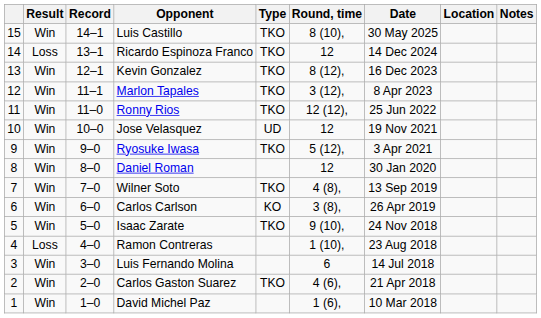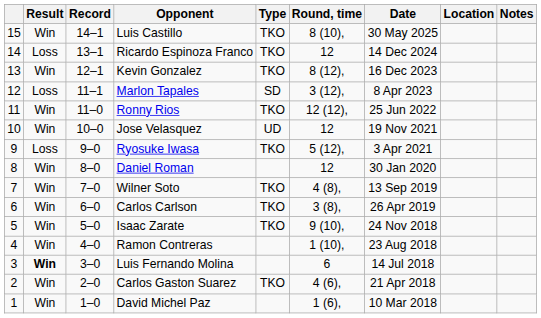(45, 91) Win -> (45, 91) Loss
(272, 91) TKO -> (272, 91) SD
(45, 149) Win -> (45, 149) Loss
(272, 206) KO -> (272, 206) TKO
(45, 245) Loss -> (45, 245) Win
(45, 264) normal -> (45, 264) bold
